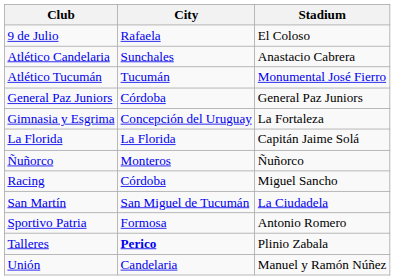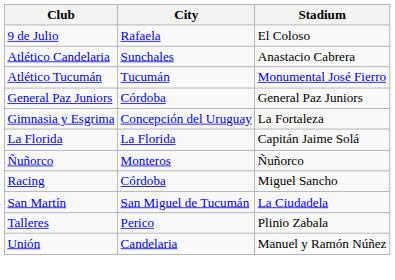- row: (47, 222)
(138, 243) bold -> (137, 222) normal
